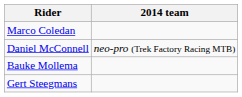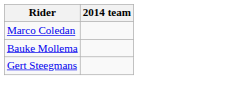- row: (48, 48)
